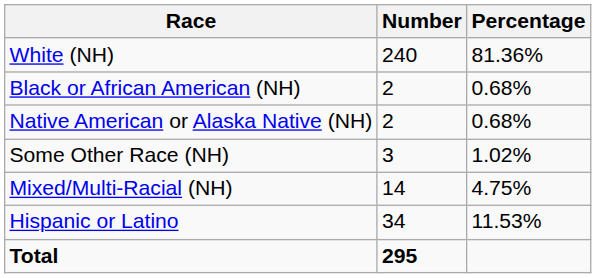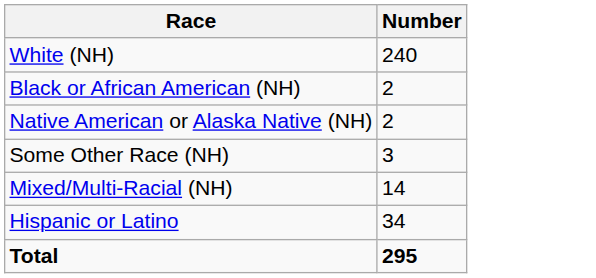- column: (528, 21)
